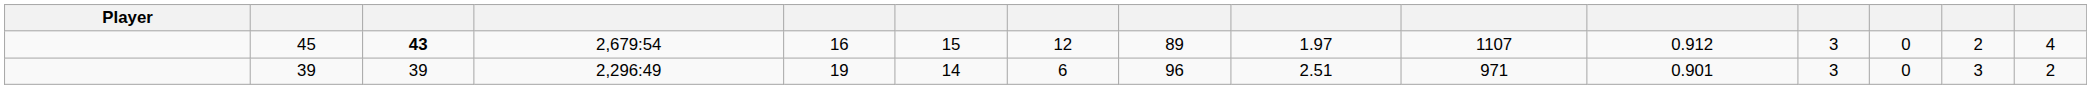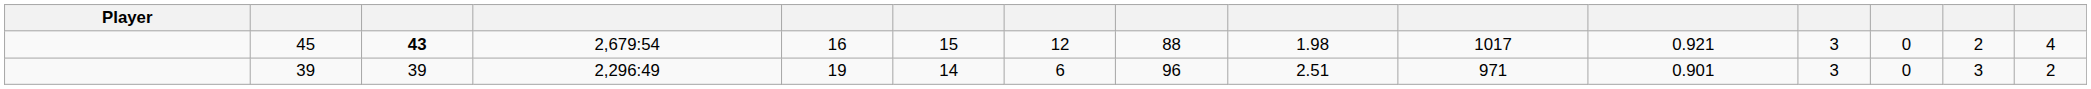(1175, 44) 89 -> (1172, 44) 88
(1316, 44) 1.97 -> (1313, 44) 1.98
(1494, 44) 1107 -> (1493, 44) 1017
(1692, 44) 0.912 -> (1693, 44) 0.921
